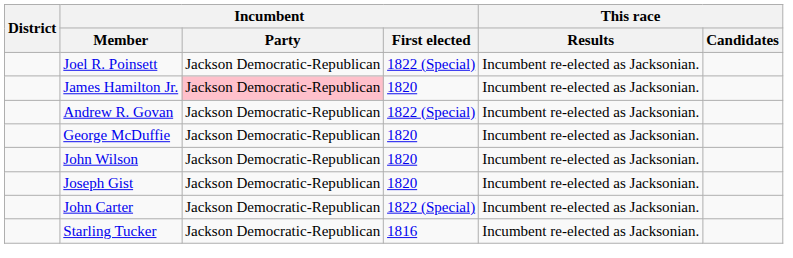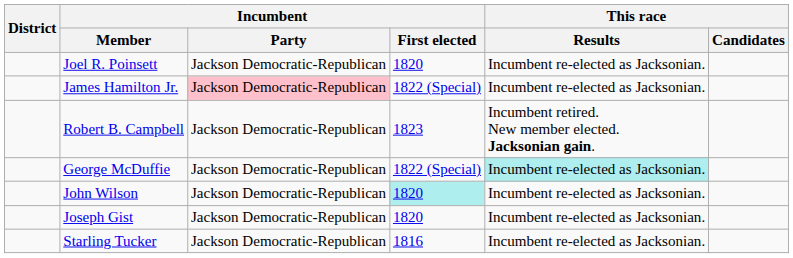(431, 64) 1822 (Special) -> (408, 64) 1820
(402, 87) 1820 -> (437, 87) 1822 (Special)
+ row: (124, 128)
- row: (118, 111)
(402, 135) 1820 -> (437, 169) 1822 (Special)
(591, 135) no background -> (597, 169) paleturquoise background
(402, 159) no background -> (408, 193) paleturquoise background
- row: (98, 207)
